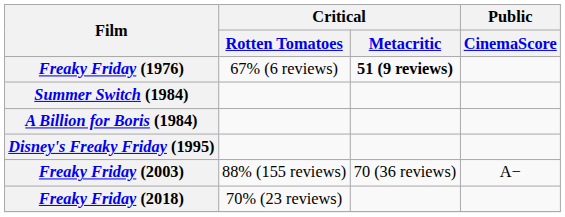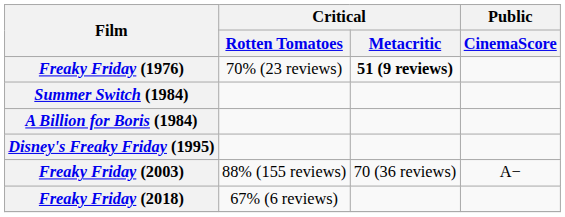(284, 69) 67% (6 reviews) -> (284, 69) 70% (23 reviews)
(284, 198) 70% (23 reviews) -> (284, 198) 67% (6 reviews)
